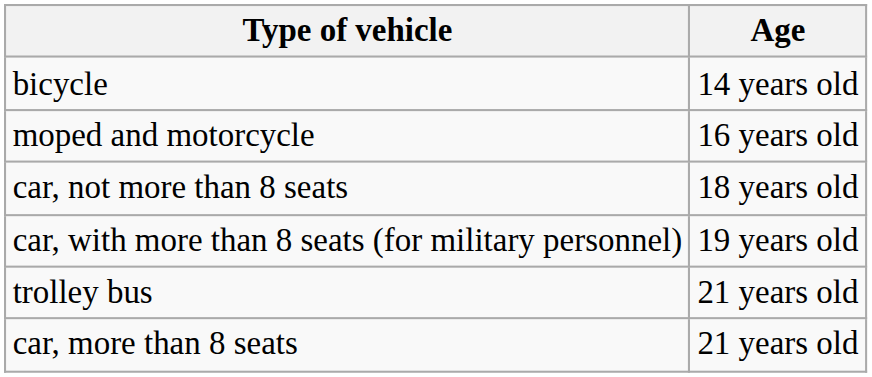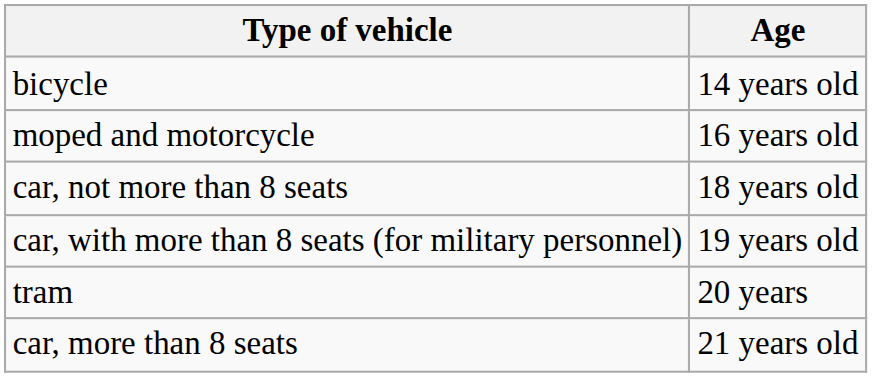+ row: (43, 291)
- row: (83, 291)
